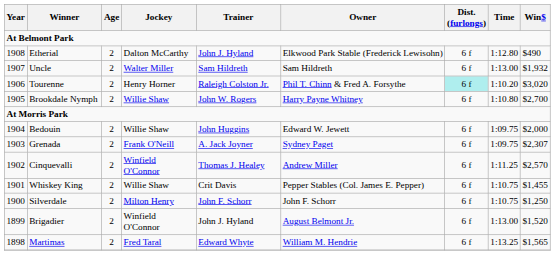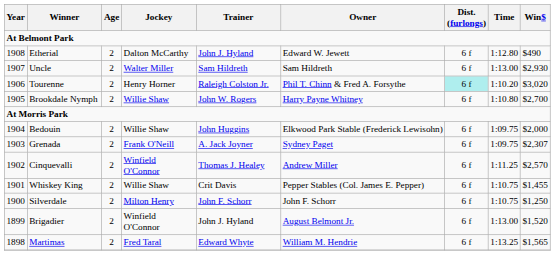(363, 53) Elkwood Park Stable (Frederick Lewisohn) -> (316, 53) Edward W. Jewett
(535, 68) $1,932 -> (535, 68) $2,930
(316, 129) Edward W. Jewett -> (363, 129) Elkwood Park Stable (Frederick Lewisohn)
